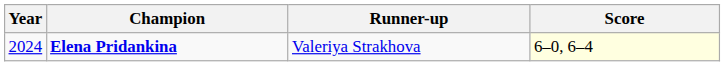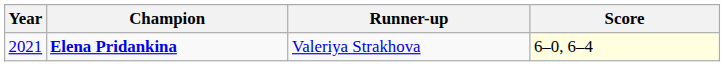(25, 46) 2024 -> (25, 46) 2021
